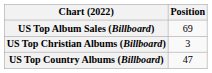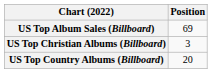(188, 60) 47 -> (188, 60) 20
